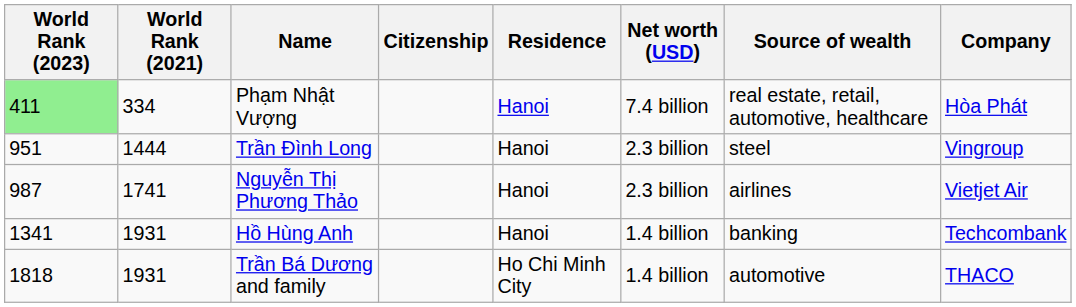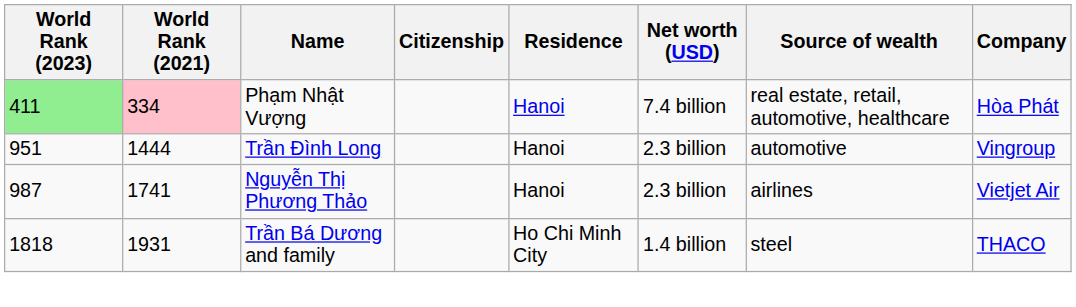(139, 106) no background -> (144, 106) pink background
(750, 148) steel -> (799, 148) automotive
- row: (295, 233)
(777, 275) automotive -> (771, 244) steel
